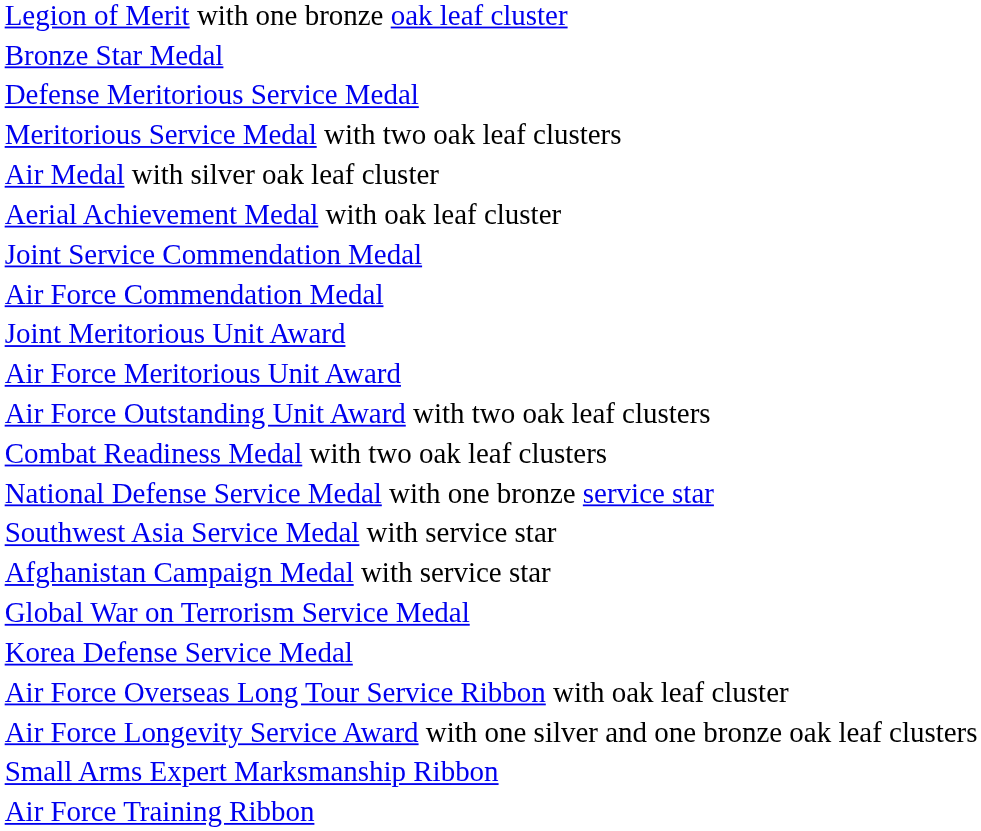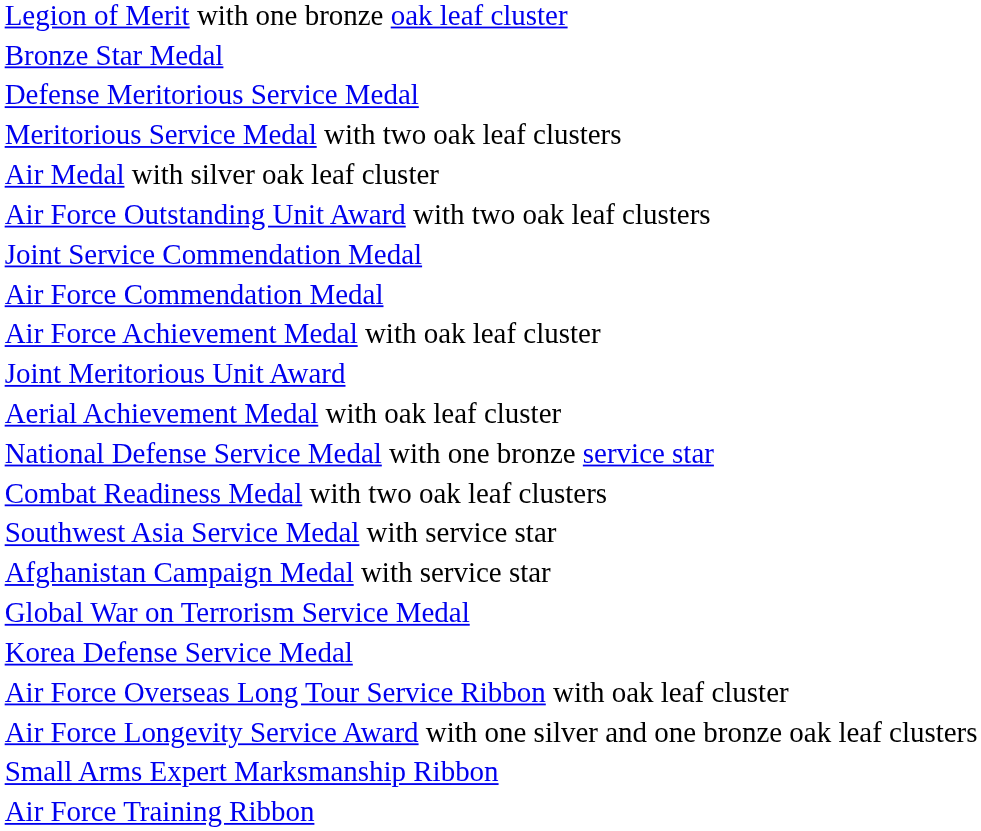rows swapped: (283, 214) <-> (358, 413)
+ row: (303, 333)
- row: (203, 373)
rows swapped: (306, 453) <-> (359, 493)
